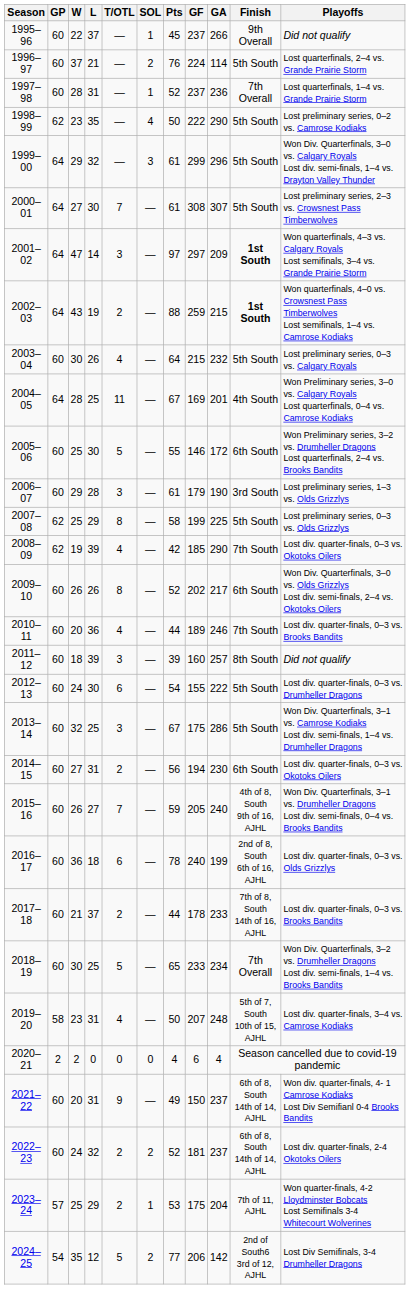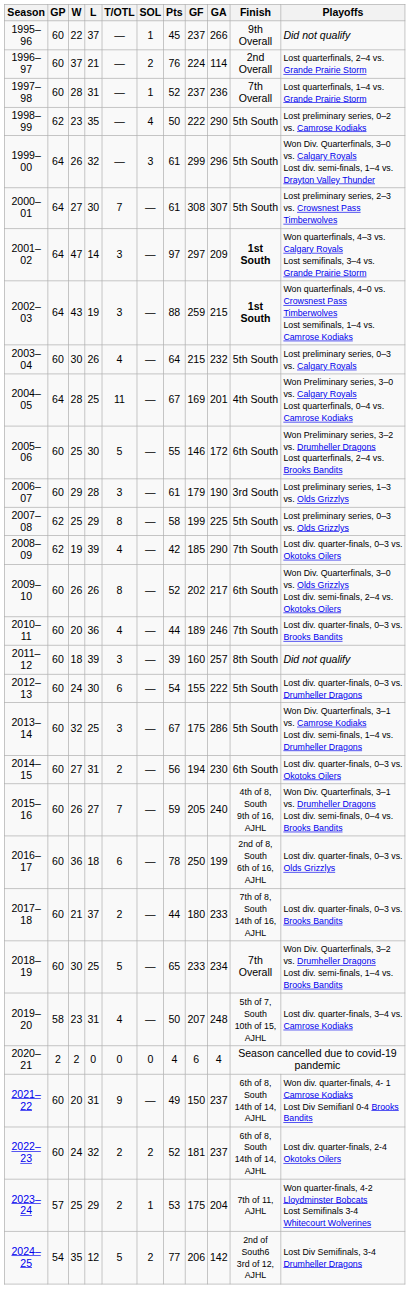(255, 64) 5th South -> (255, 64) 2nd Overall
(76, 161) 29 -> (76, 161) 26
(119, 313) 2 -> (119, 313) 3
(196, 862) 240 -> (196, 862) 250
(196, 914) 178 -> (196, 914) 180
